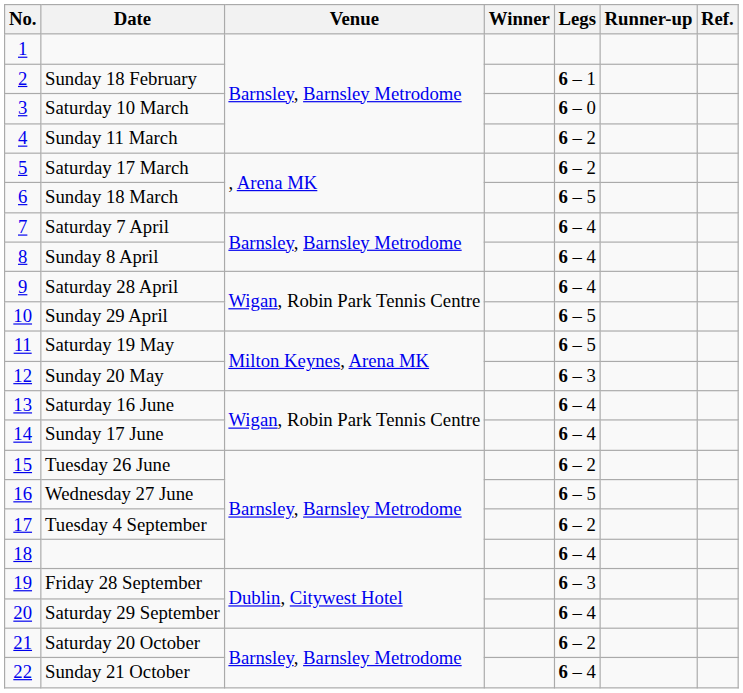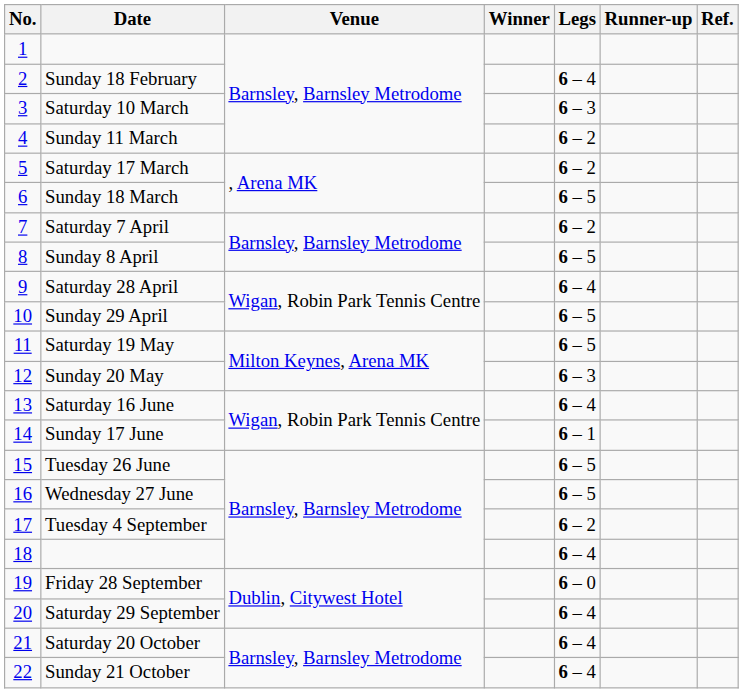(577, 78) 6 – 1 -> (577, 78) 6 – 4
(577, 108) 6 – 0 -> (577, 108) 6 – 3
(577, 227) 6 – 4 -> (577, 227) 6 – 2
(577, 256) 6 – 4 -> (577, 256) 6 – 5
(577, 434) 6 – 4 -> (577, 434) 6 – 1
(577, 464) 6 – 2 -> (577, 464) 6 – 5
(577, 583) 6 – 3 -> (577, 583) 6 – 0
(577, 642) 6 – 2 -> (577, 642) 6 – 4
